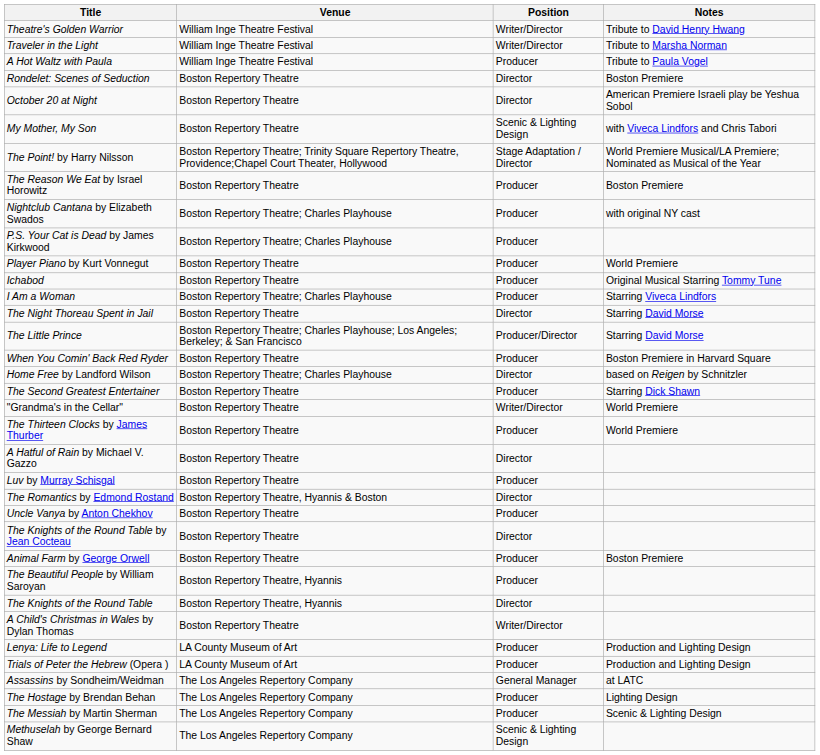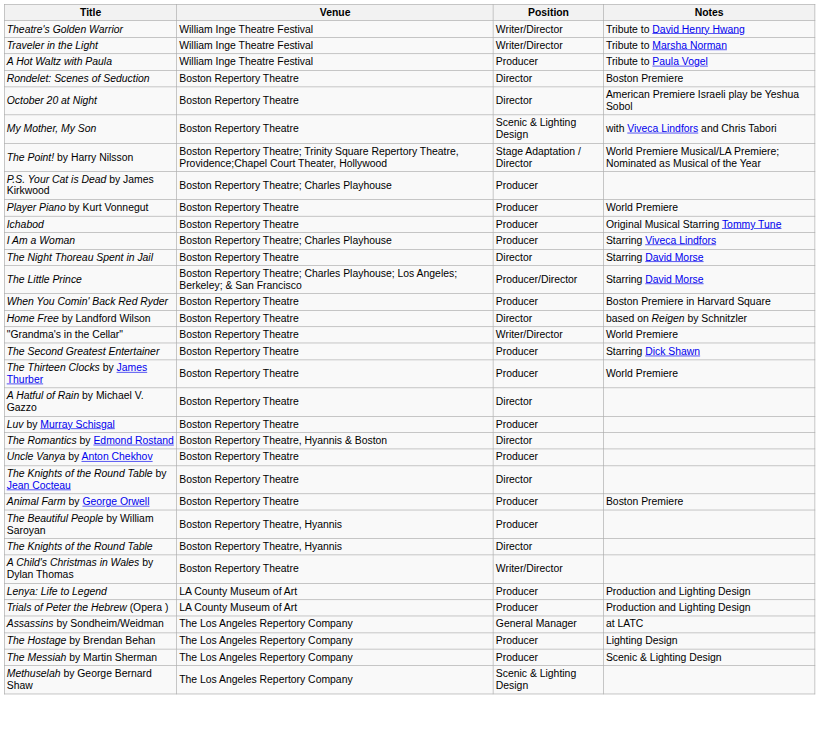- row: (75, 185)
- row: (79, 213)
(285, 375) Boston Repertory Theatre; Charles Playhouse -> (239, 318) Boston Repertory Theatre
rows swapped: (83, 391) <-> (65, 408)
